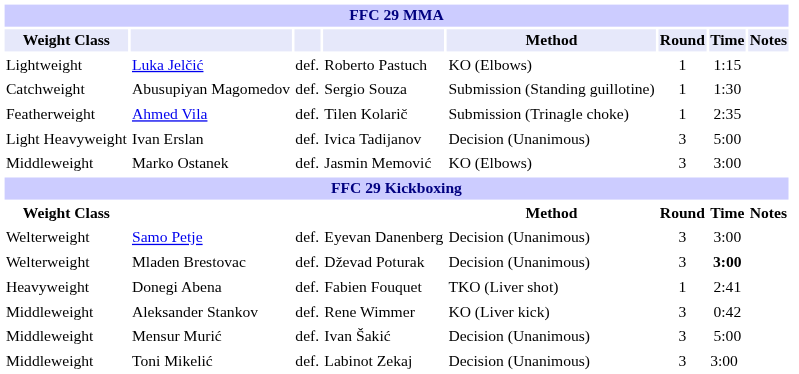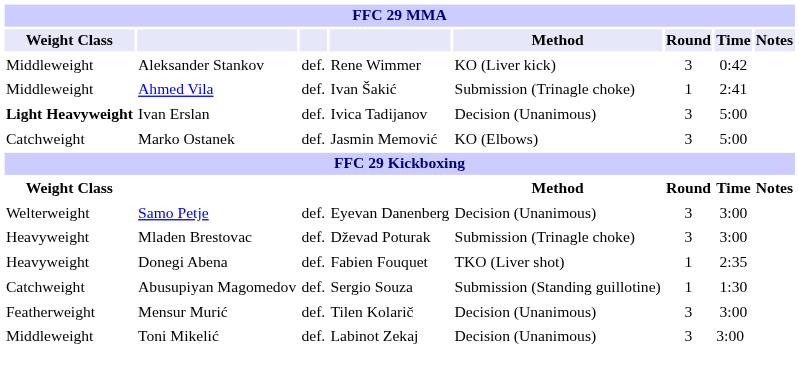- row: (168, 64)
rows swapped: (211, 89) <-> (195, 311)
(51, 114) Featherweight -> (50, 89) Middleweight
(366, 114) Tilen Kolarič -> (364, 89) Ivan Šakić
(727, 114) 2:35 -> (733, 89) 2:41
(66, 138) normal -> (69, 114) bold
(50, 163) Middleweight -> (45, 138) Catchweight
(727, 163) 3:00 -> (733, 138) 5:00
(48, 262) Welterweight -> (47, 237) Heavyweight
(519, 262) Decision (Unanimous) -> (545, 237) Submission (Trinagle choke)
(727, 262) bold -> (733, 237) normal
(727, 287) 2:41 -> (733, 262) 2:35
(50, 336) Middleweight -> (51, 311) Featherweight
(357, 336) Ivan Šakić -> (372, 311) Tilen Kolarič
(727, 336) 5:00 -> (733, 311) 3:00
